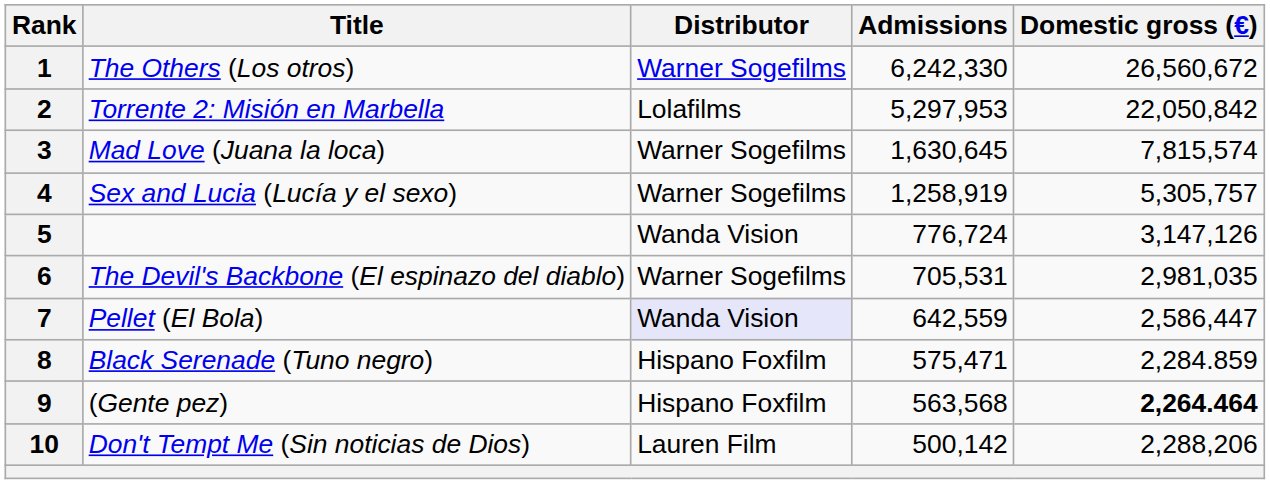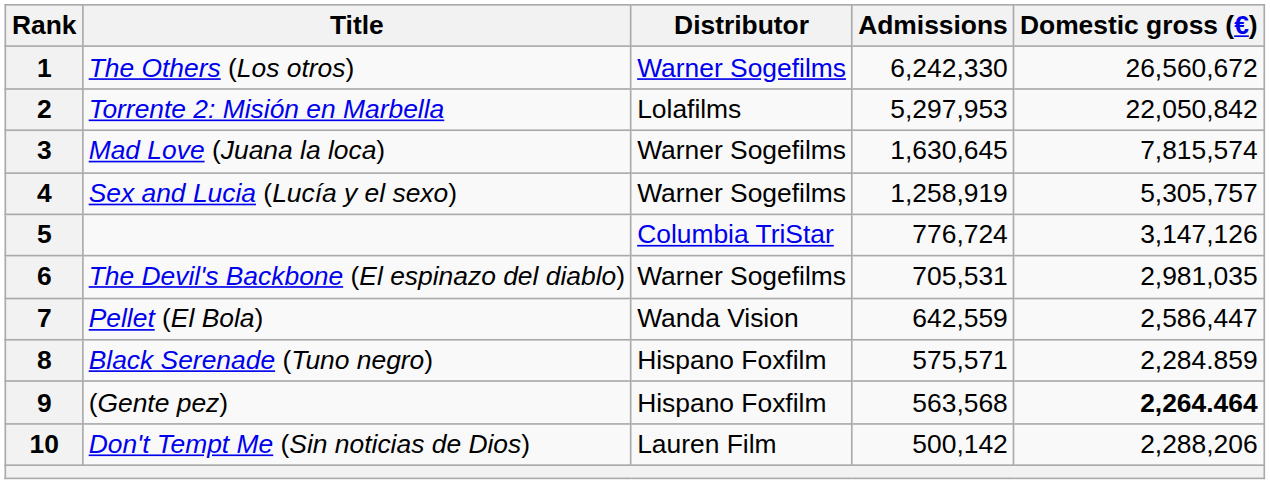(718, 234) Wanda Vision -> (735, 234) Columbia TriStar
(718, 318) lavender background -> (718, 318) no background
(960, 360) 575,471 -> (960, 360) 575,571
